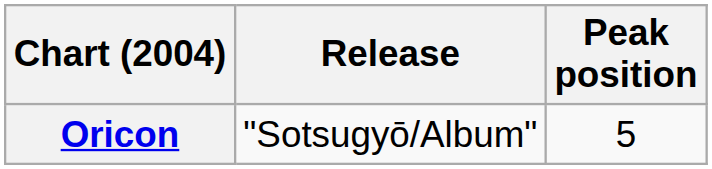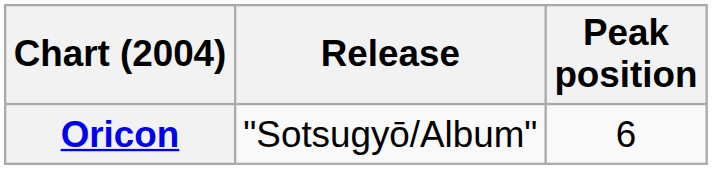(626, 133) 5 -> (626, 133) 6
